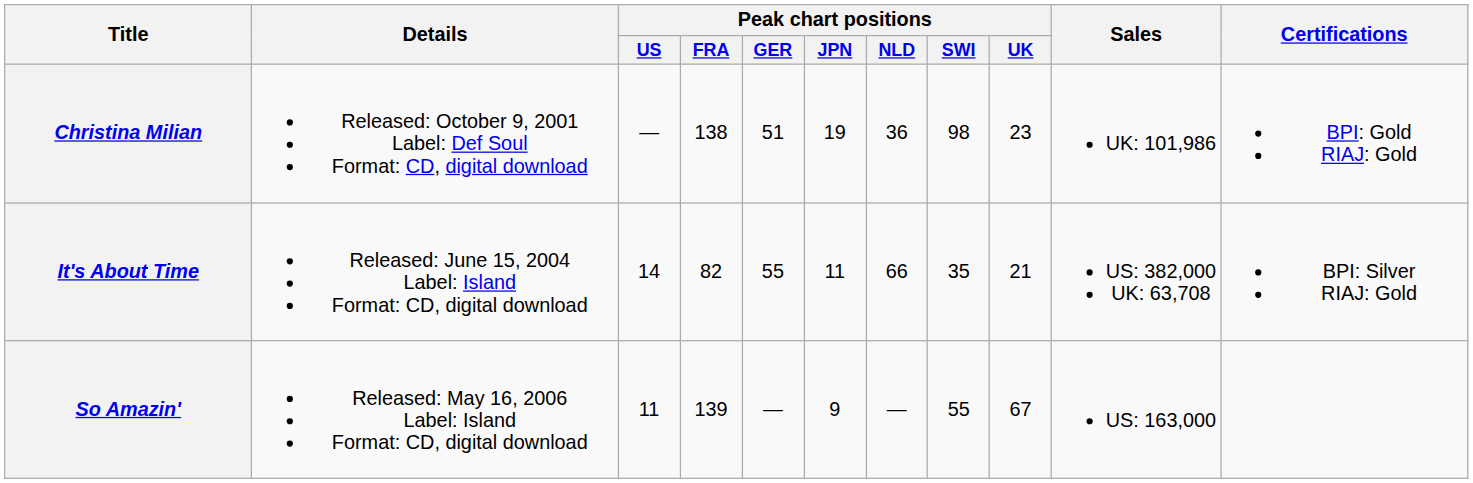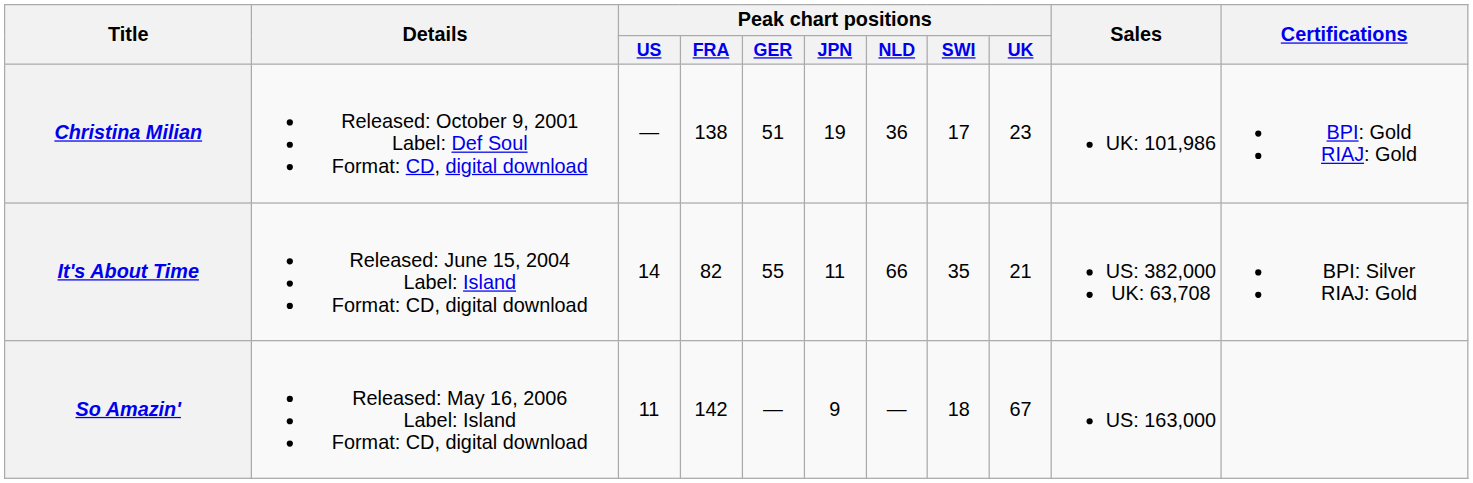(959, 133) 98 -> (959, 133) 17
(711, 409) 139 -> (711, 409) 142
(959, 409) 55 -> (959, 409) 18
